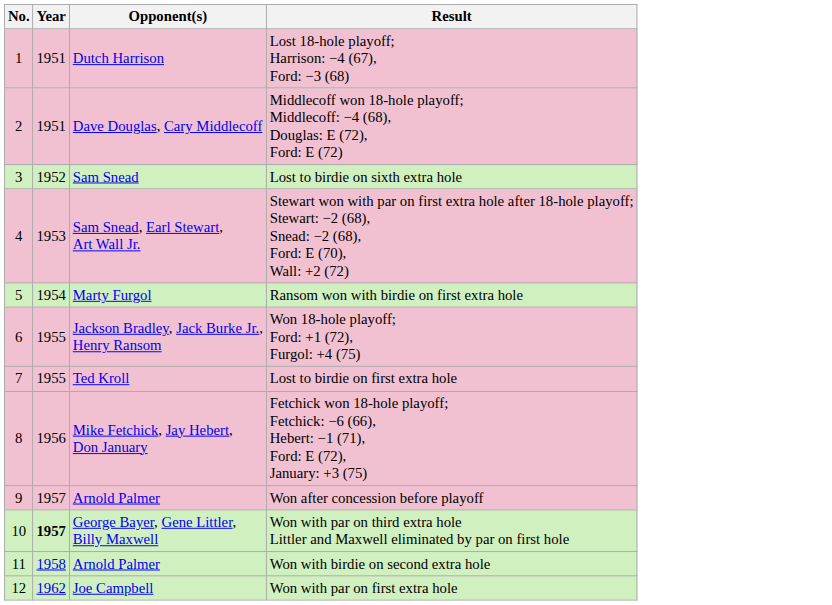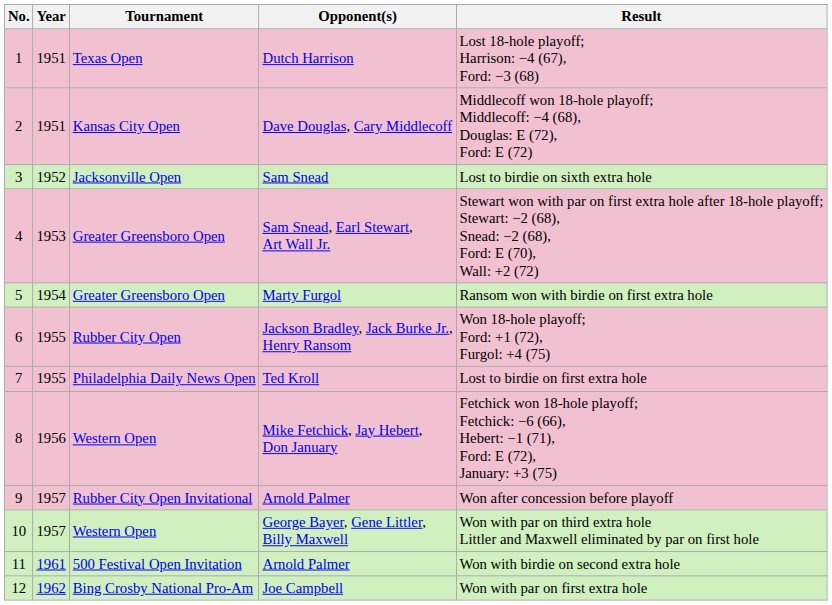+ column: (164, 16)
(51, 530) bold -> (51, 530) normal
(51, 563) 1958 -> (51, 563) 1961
